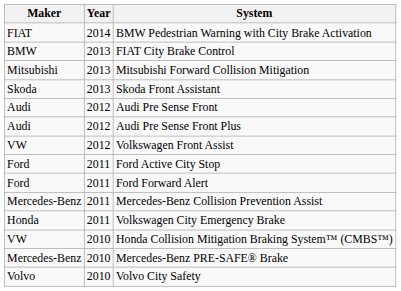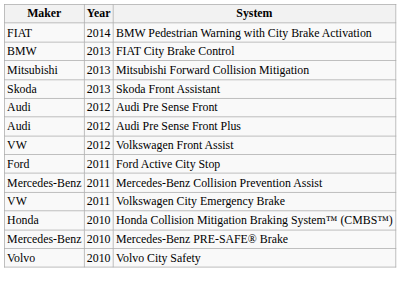- row: (162, 182)
(23, 220) Honda -> (17, 201) VW
(17, 239) VW -> (23, 220) Honda
